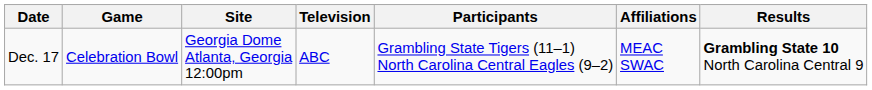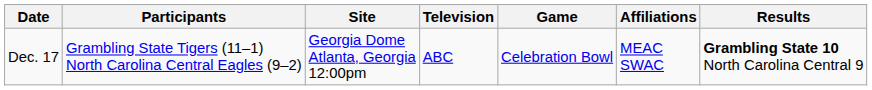columns swapped: (122, 17) <-> (495, 17)
